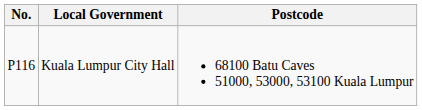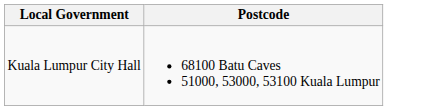- column: (21, 15)
